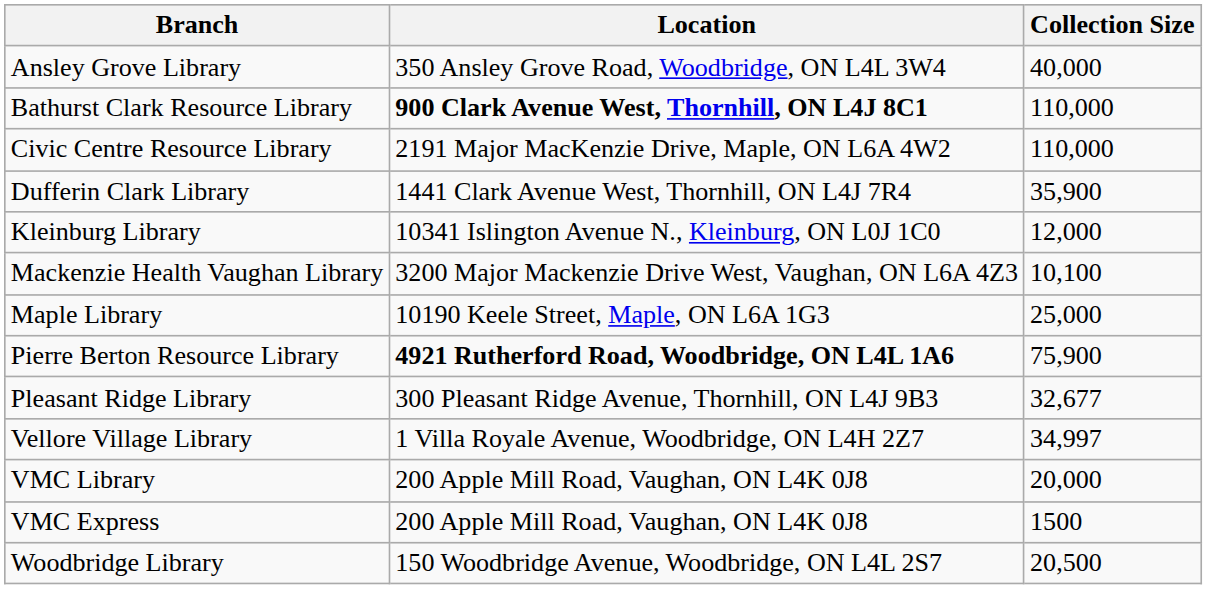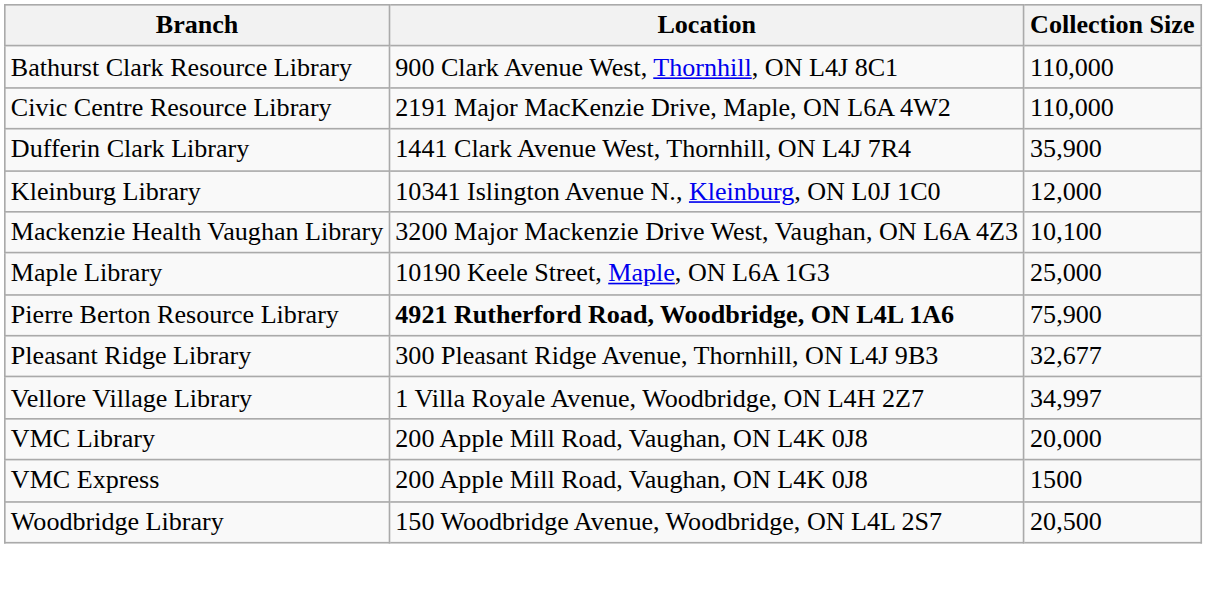- row: (126, 66)
(662, 107) bold -> (647, 66) normal
